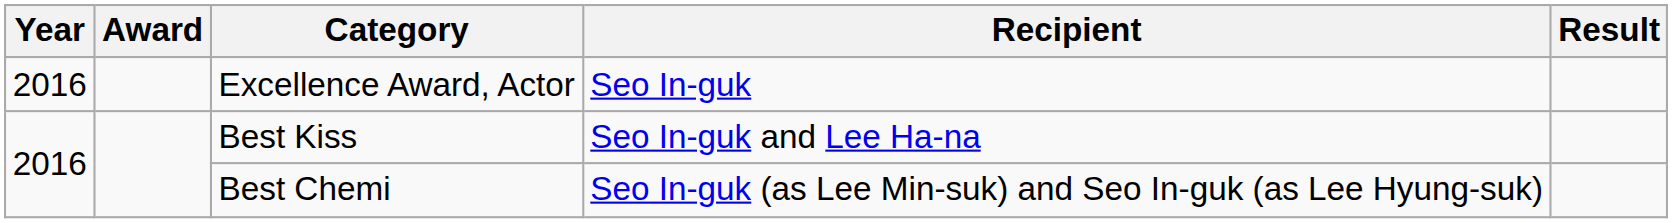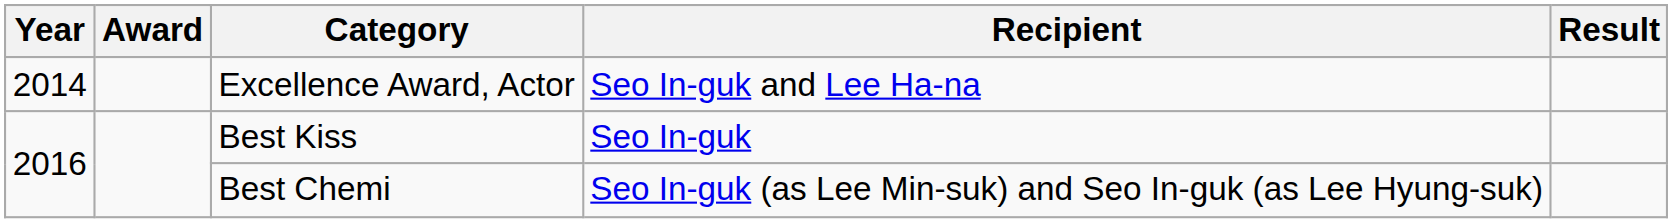(50, 83) 2016 -> (50, 83) 2014
(671, 83) Seo In-guk -> (786, 83) Seo In-guk and Lee Ha-na
(786, 136) Seo In-guk and Lee Ha-na -> (671, 136) Seo In-guk
